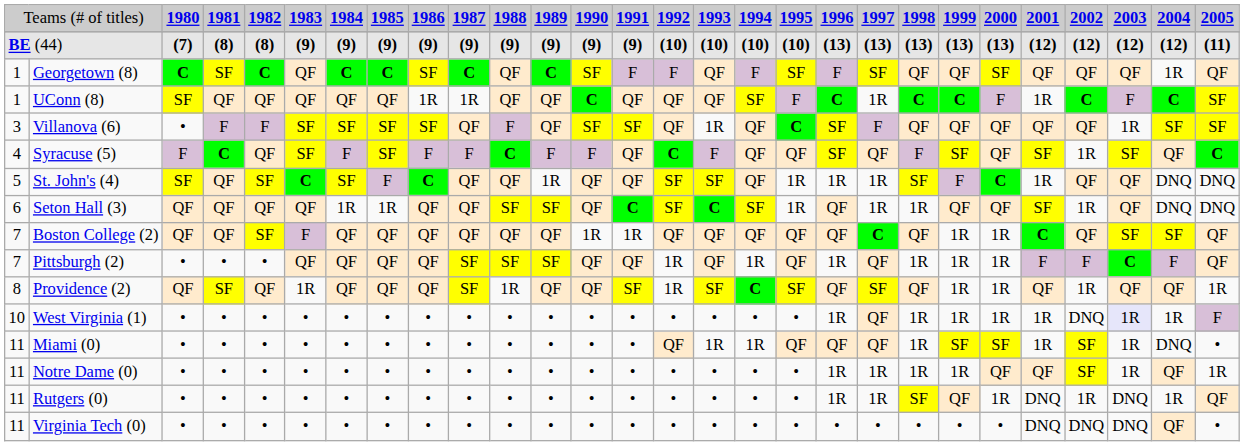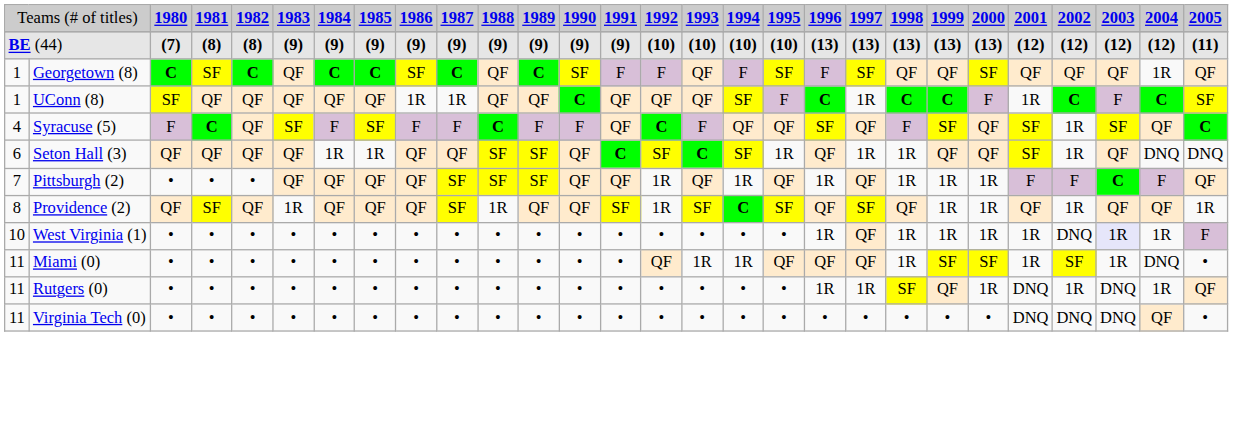- row: (77, 126)
- row: (76, 181)
- row: (96, 235)
- row: (85, 371)
